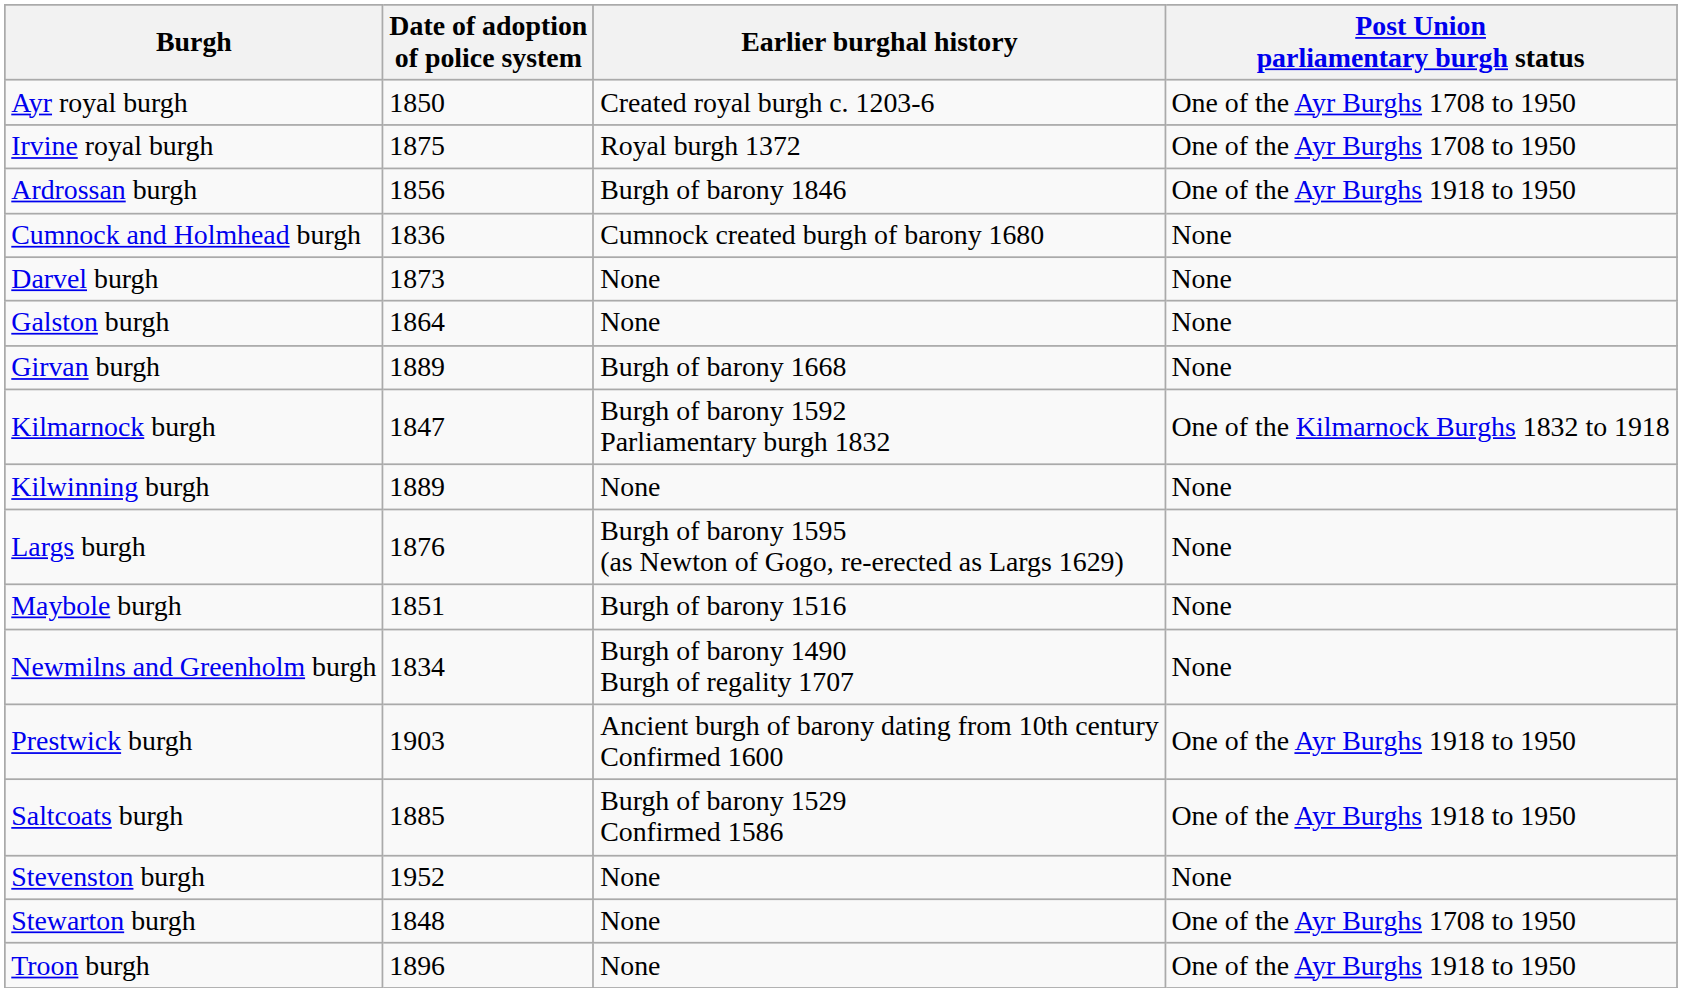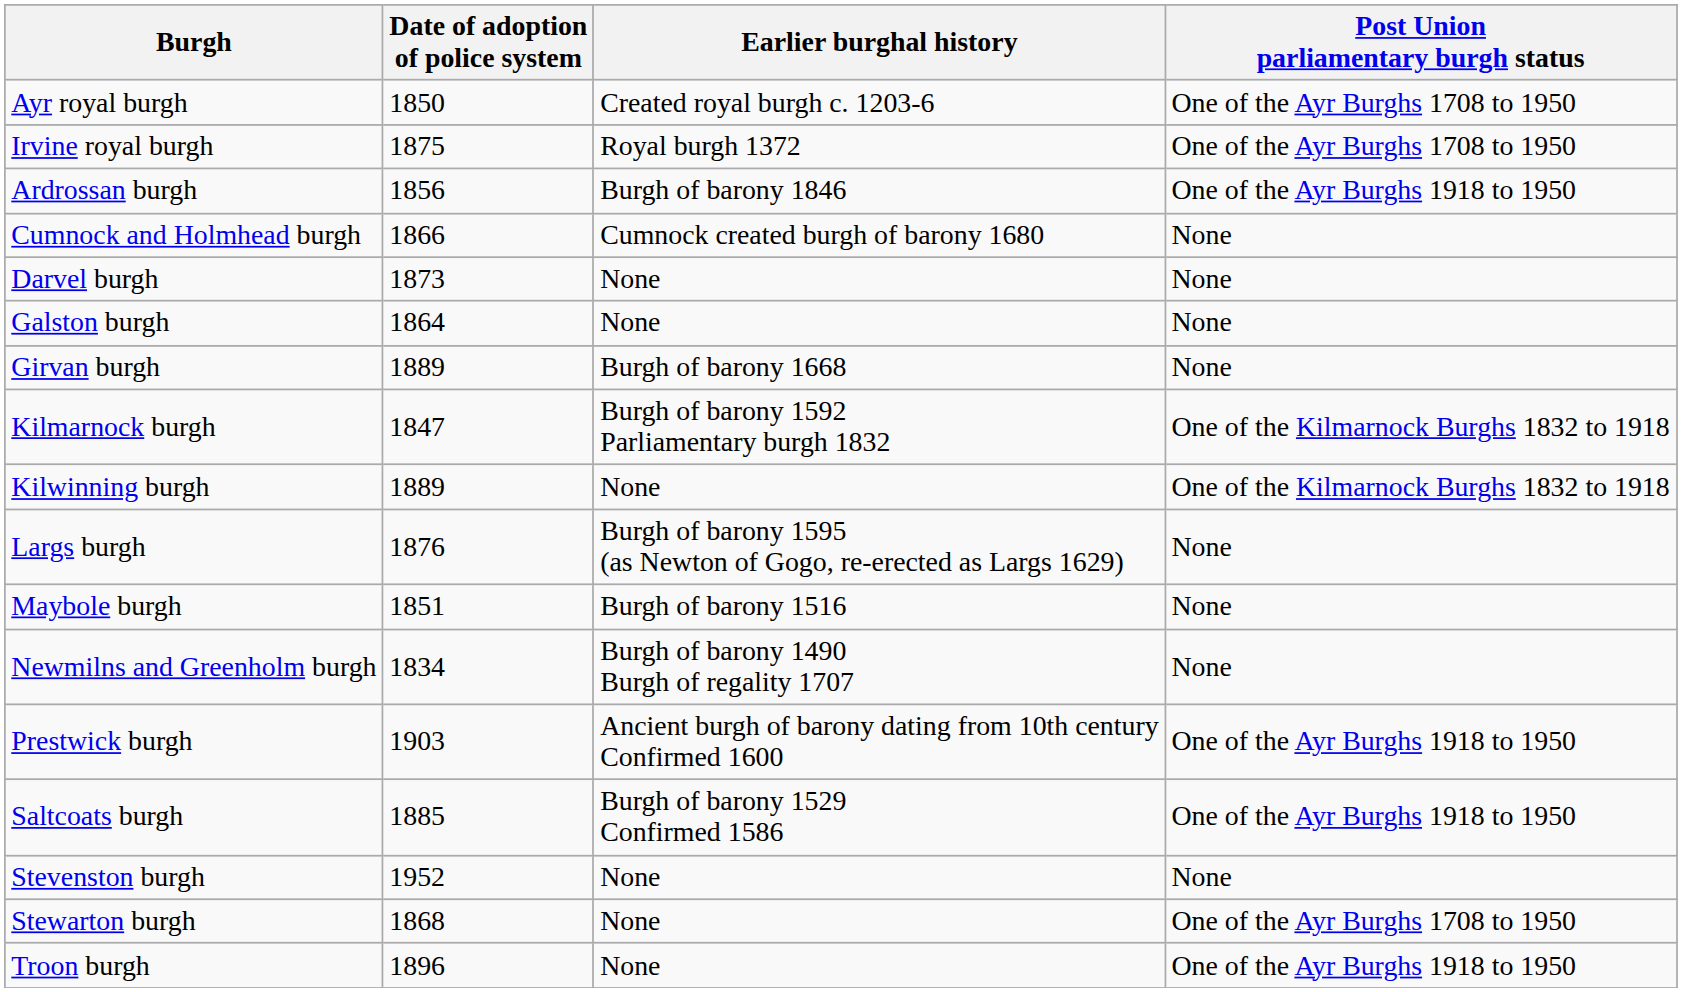(417, 234) 1836 -> (417, 234) 1866
(1202, 486) None -> (1421, 486) One of the Kilmarnock Burghs 1832 to 1918
(417, 920) 1848 -> (417, 920) 1868
